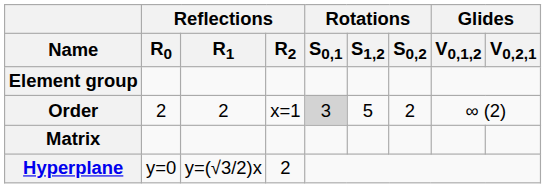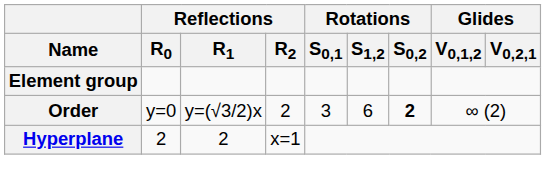(161, 110) 2 -> (161, 110) y=0
(223, 110) 2 -> (223, 110) y=(√3/2)x
(285, 110) x=1 -> (285, 110) 2
(326, 110) lightgrey background -> (326, 110) no background
(368, 110) 5 -> (368, 110) 6
(410, 110) normal -> (410, 110) bold
- row: (73, 139)
(161, 168) y=0 -> (161, 139) 2
(223, 168) y=(√3/2)x -> (223, 139) 2
(285, 168) 2 -> (285, 139) x=1
